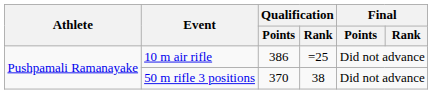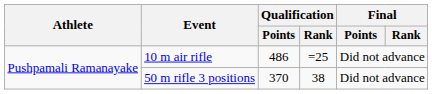(279, 57) 386 -> (279, 57) 486
